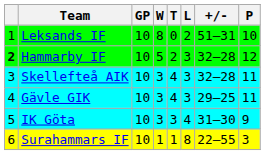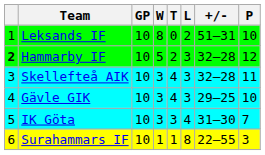(249, 98) 11 -> (249, 98) 10
(246, 119) 9 -> (246, 119) 7
